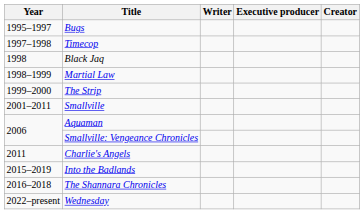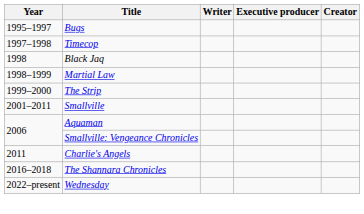- row: (100, 169)
